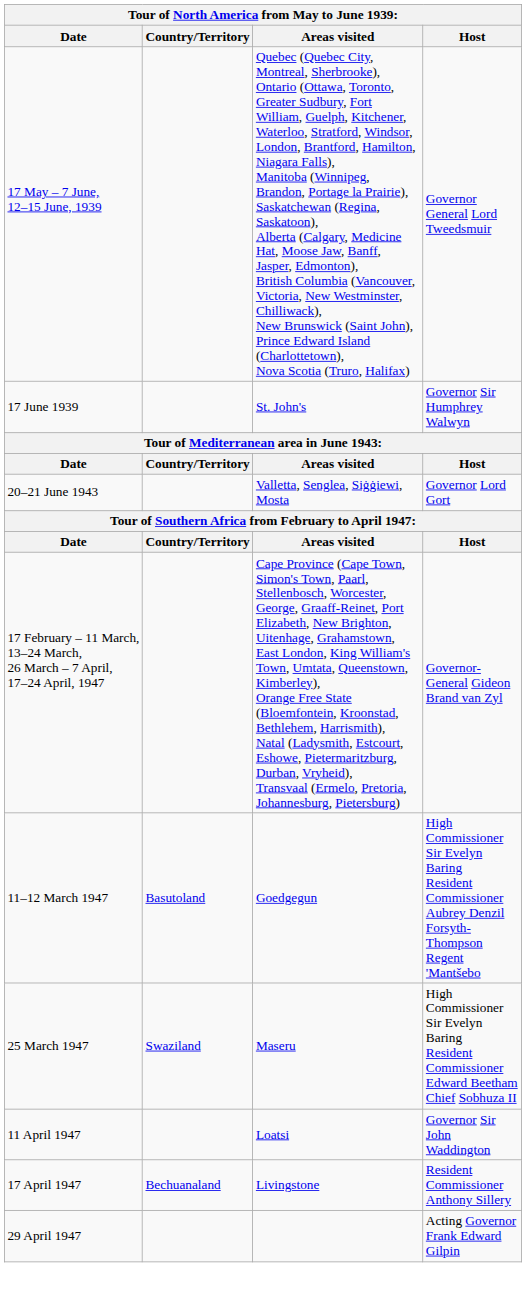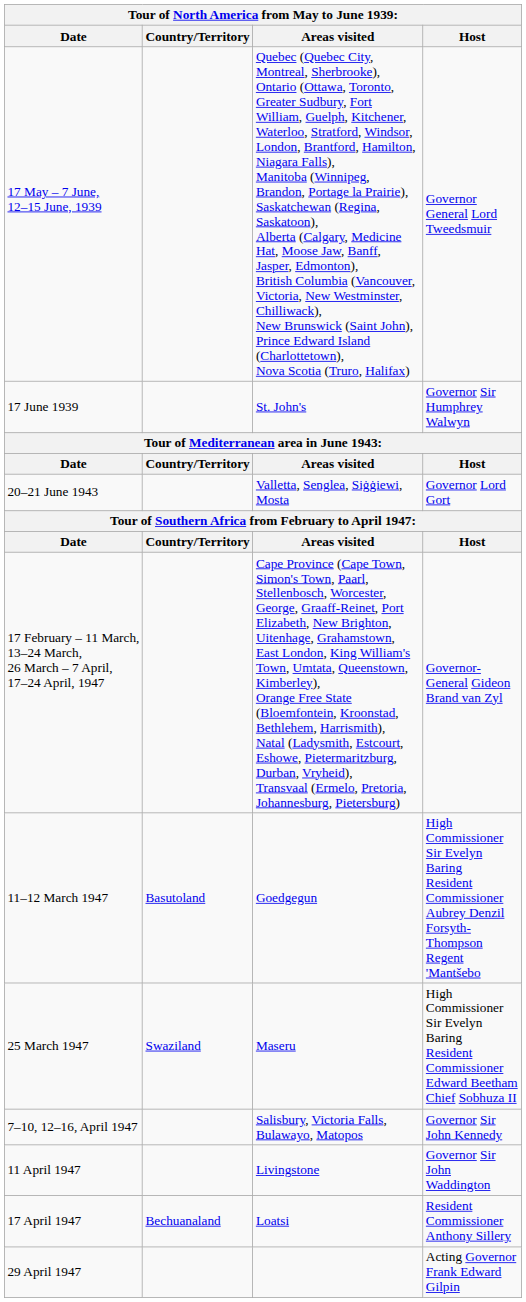+ row: (73, 1126)
(272, 1134) Loatsi -> (288, 1170) Livingstone
(288, 1185) Livingstone -> (272, 1221) Loatsi
